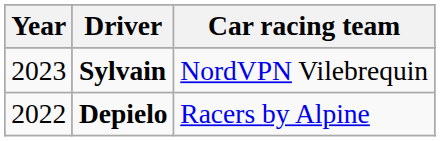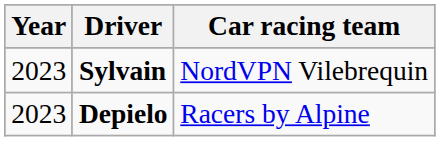(39, 113) 2022 -> (39, 113) 2023
